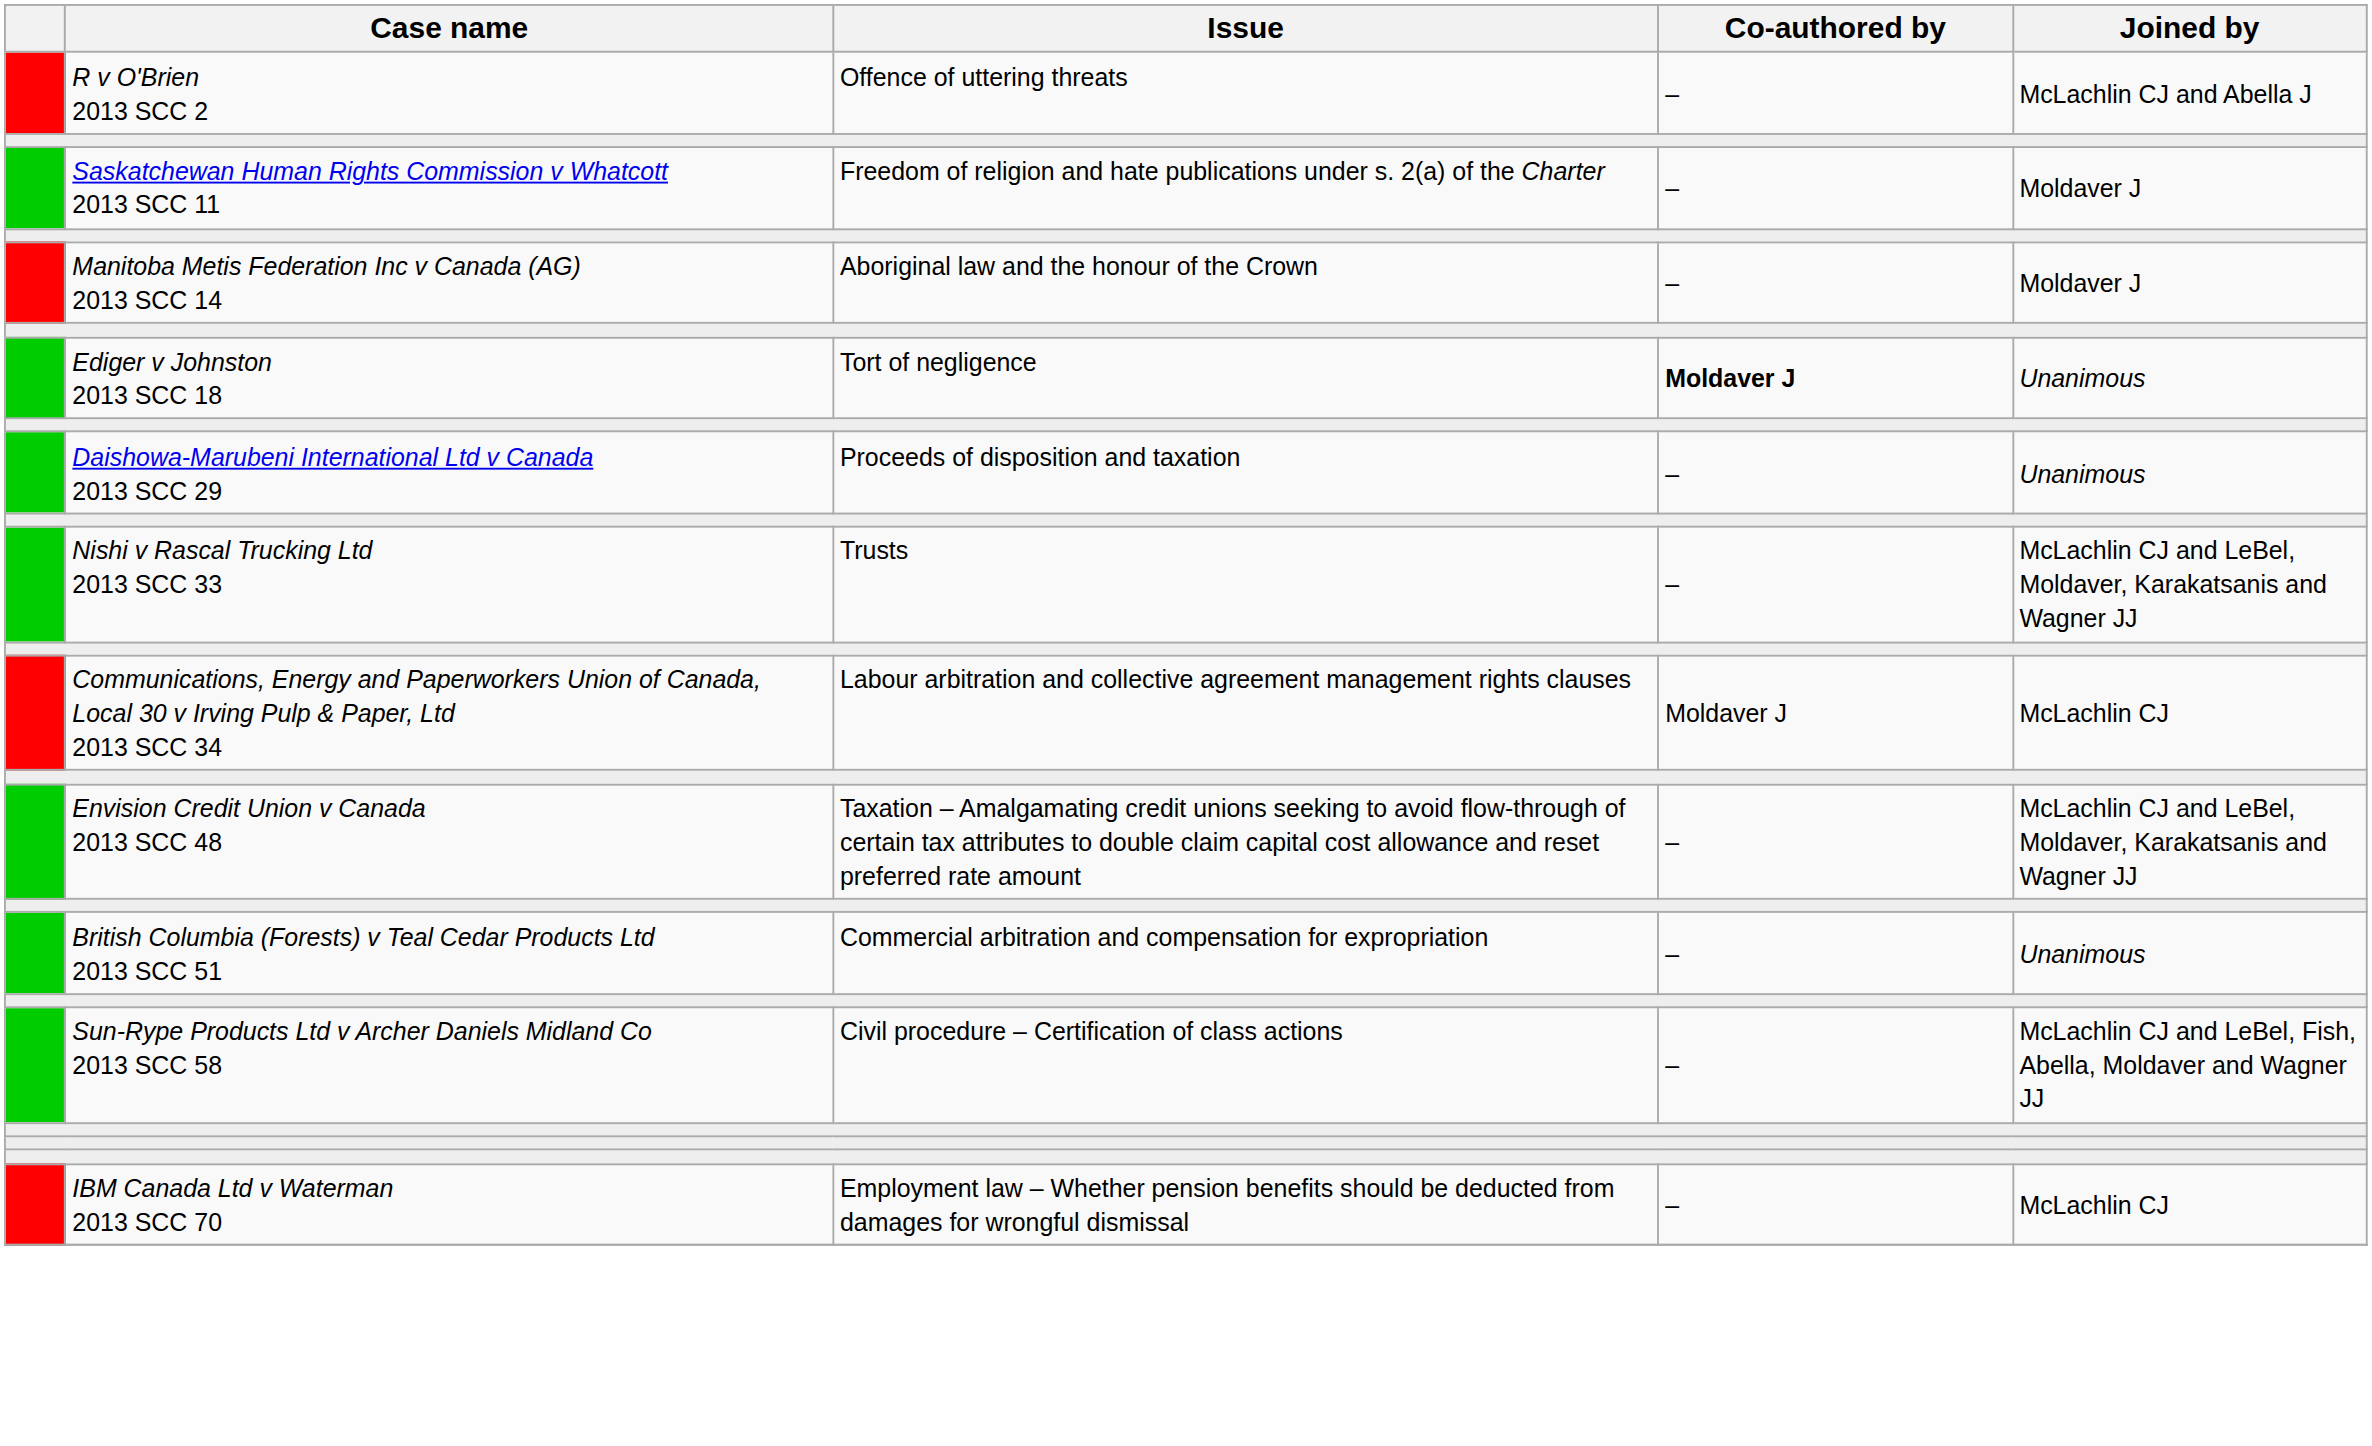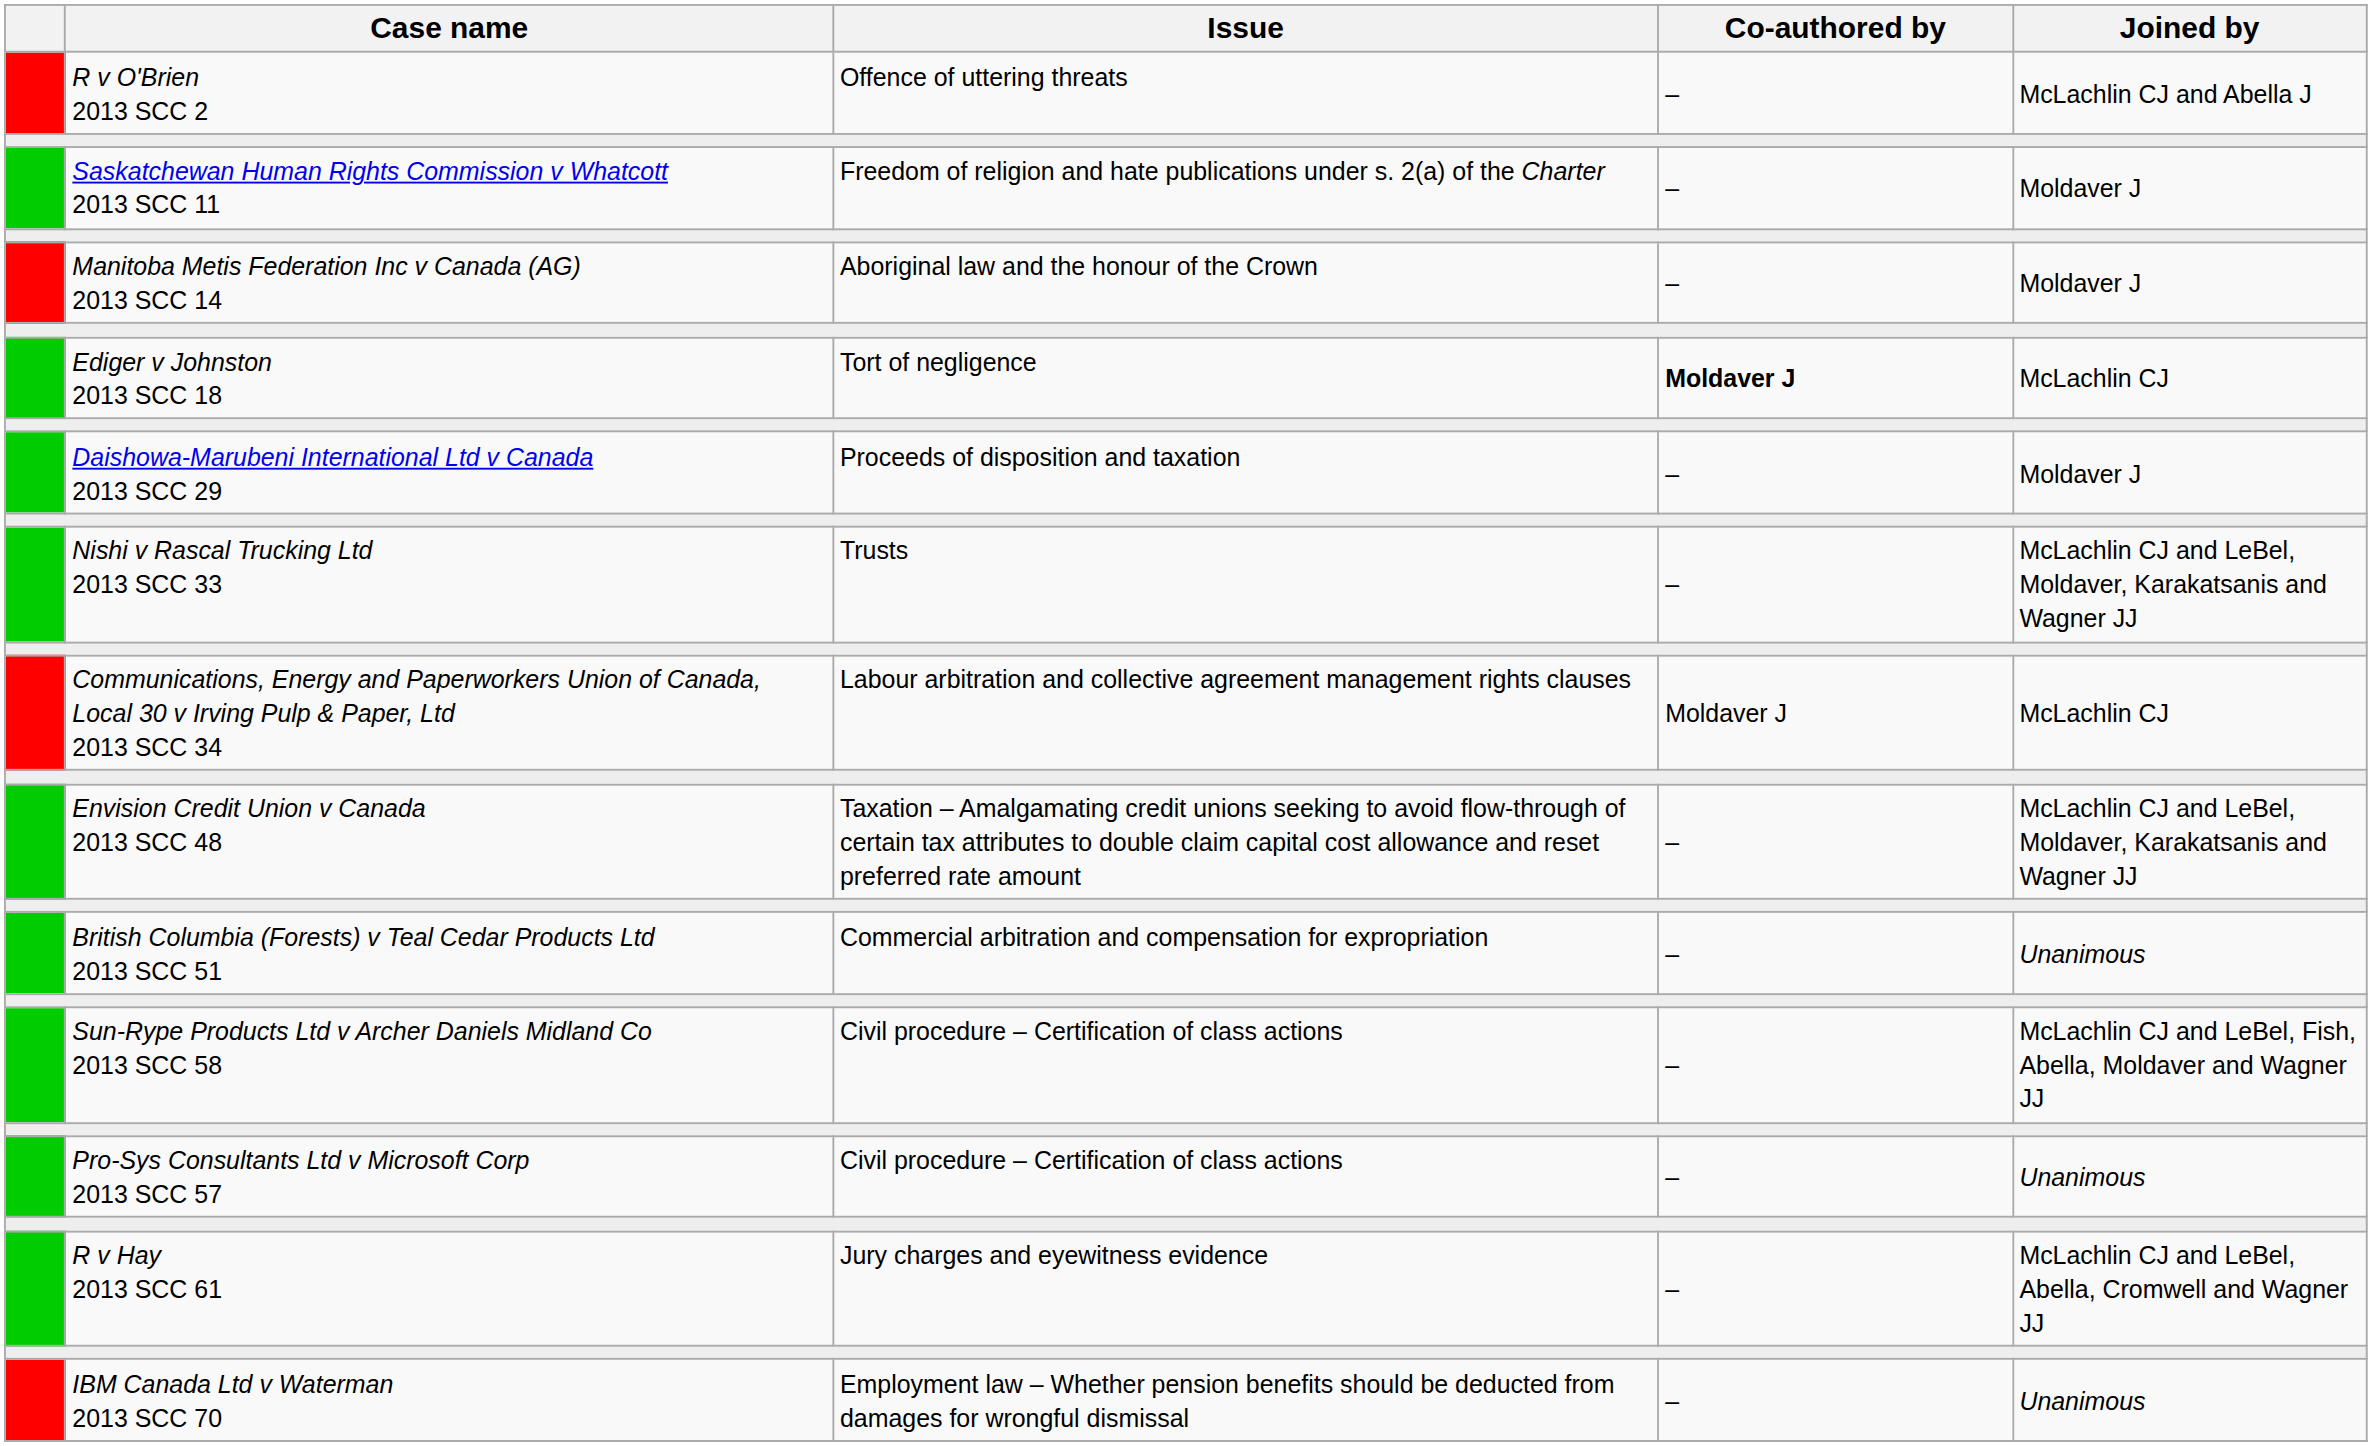(2082, 379) Unanimous -> (2094, 379) McLachlin CJ
(2082, 473) Unanimous -> (2080, 473) Moldaver J
+ row: (301, 1178)
+ row: (147, 1272)
(2094, 1205) McLachlin CJ -> (2082, 1401) Unanimous
